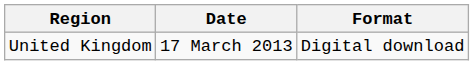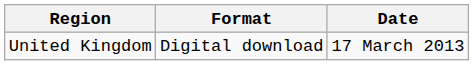columns swapped: (226, 19) <-> (383, 19)
